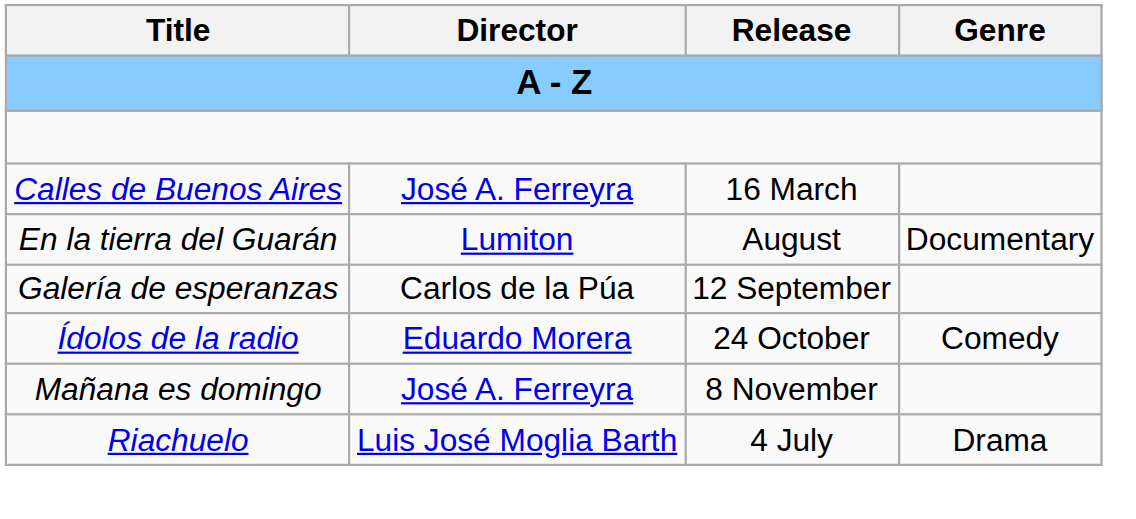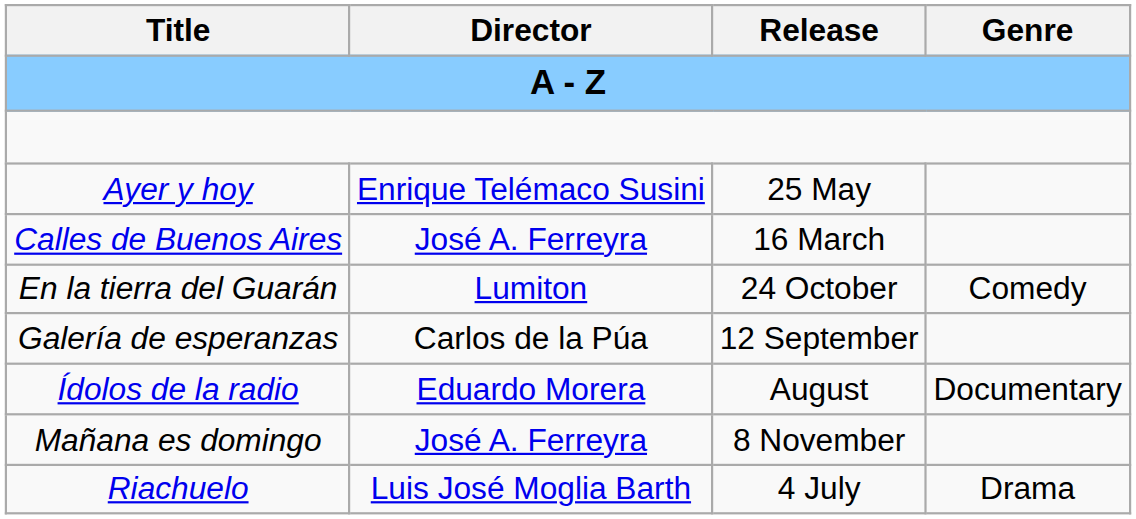+ row: (178, 189)
(792, 239) August -> (819, 289) 24 October
(1000, 239) Documentary -> (1028, 289) Comedy
(792, 339) 24 October -> (819, 389) August
(1000, 339) Comedy -> (1028, 389) Documentary
